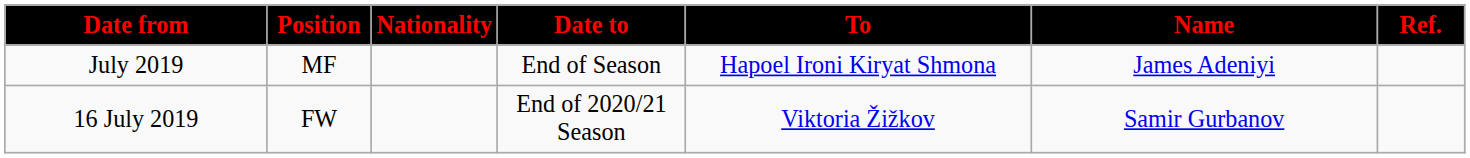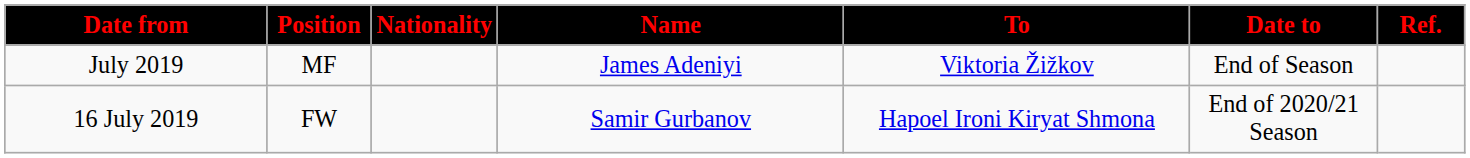columns swapped: (1204, 24) <-> (591, 24)
(858, 64) Hapoel Ironi Kiryat Shmona -> (1017, 64) Viktoria Žižkov
(858, 118) Viktoria Žižkov -> (1017, 118) Hapoel Ironi Kiryat Shmona
